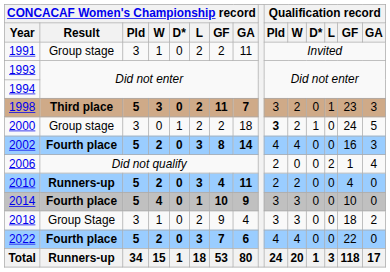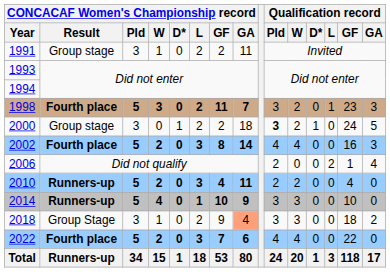(81, 107) Third place -> (81, 107) Fourth place
(81, 201) Fourth place -> (81, 201) Runners-up
(246, 220) no background -> (246, 220) lightsalmon background
